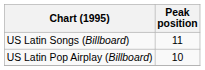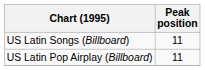(177, 57) 10 -> (177, 57) 11
